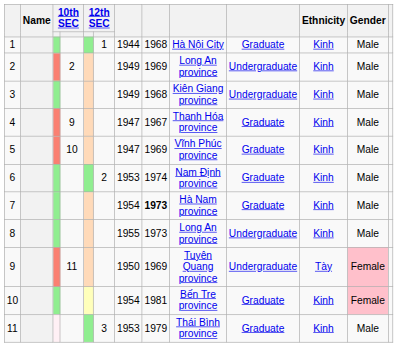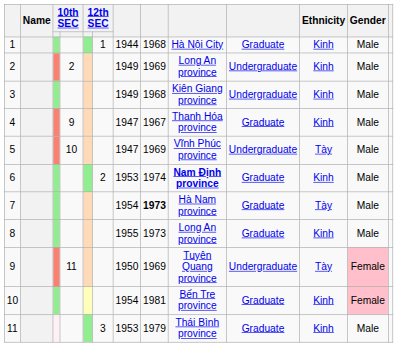(263, 150) Graduate -> (263, 150) Undergraduate
(324, 150) Kinh -> (324, 150) Tày
(198, 178) normal -> (197, 178) bold
(324, 205) Kinh -> (324, 205) Tày
(263, 233) Undergraduate -> (263, 233) Graduate
